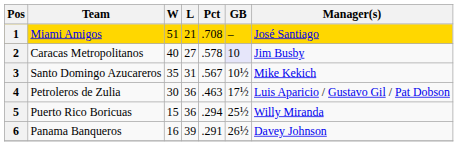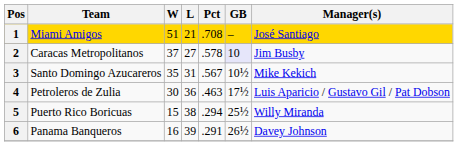(173, 53) 40 -> (173, 53) 37
(190, 112) 36 -> (190, 112) 38
